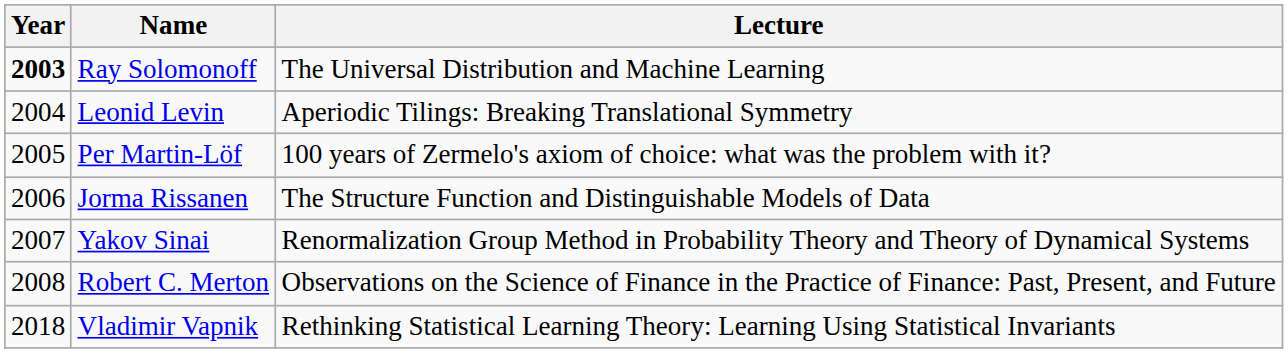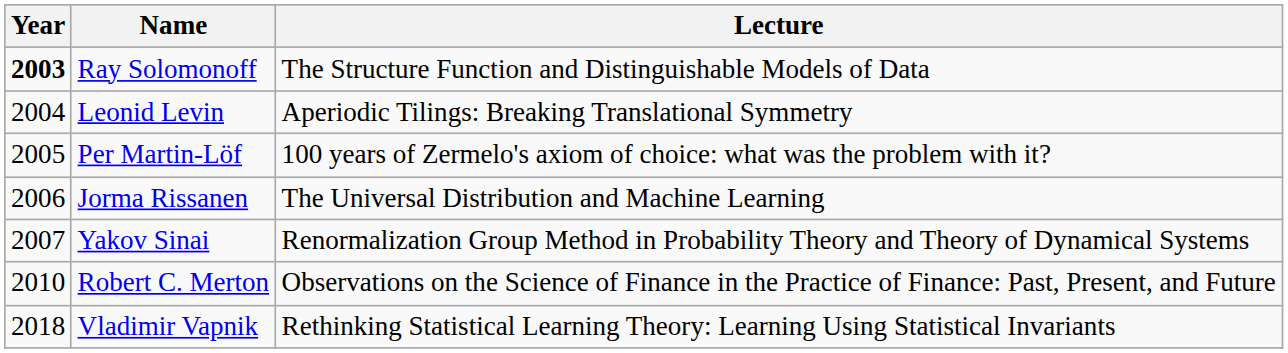(553, 68) The Universal Distribution and Machine Learning -> (606, 68) The Structure Function and Distinguishable Models of Data
(606, 197) The Structure Function and Distinguishable Models of Data -> (553, 197) The Universal Distribution and Machine Learning
(38, 283) 2008 -> (38, 283) 2010
